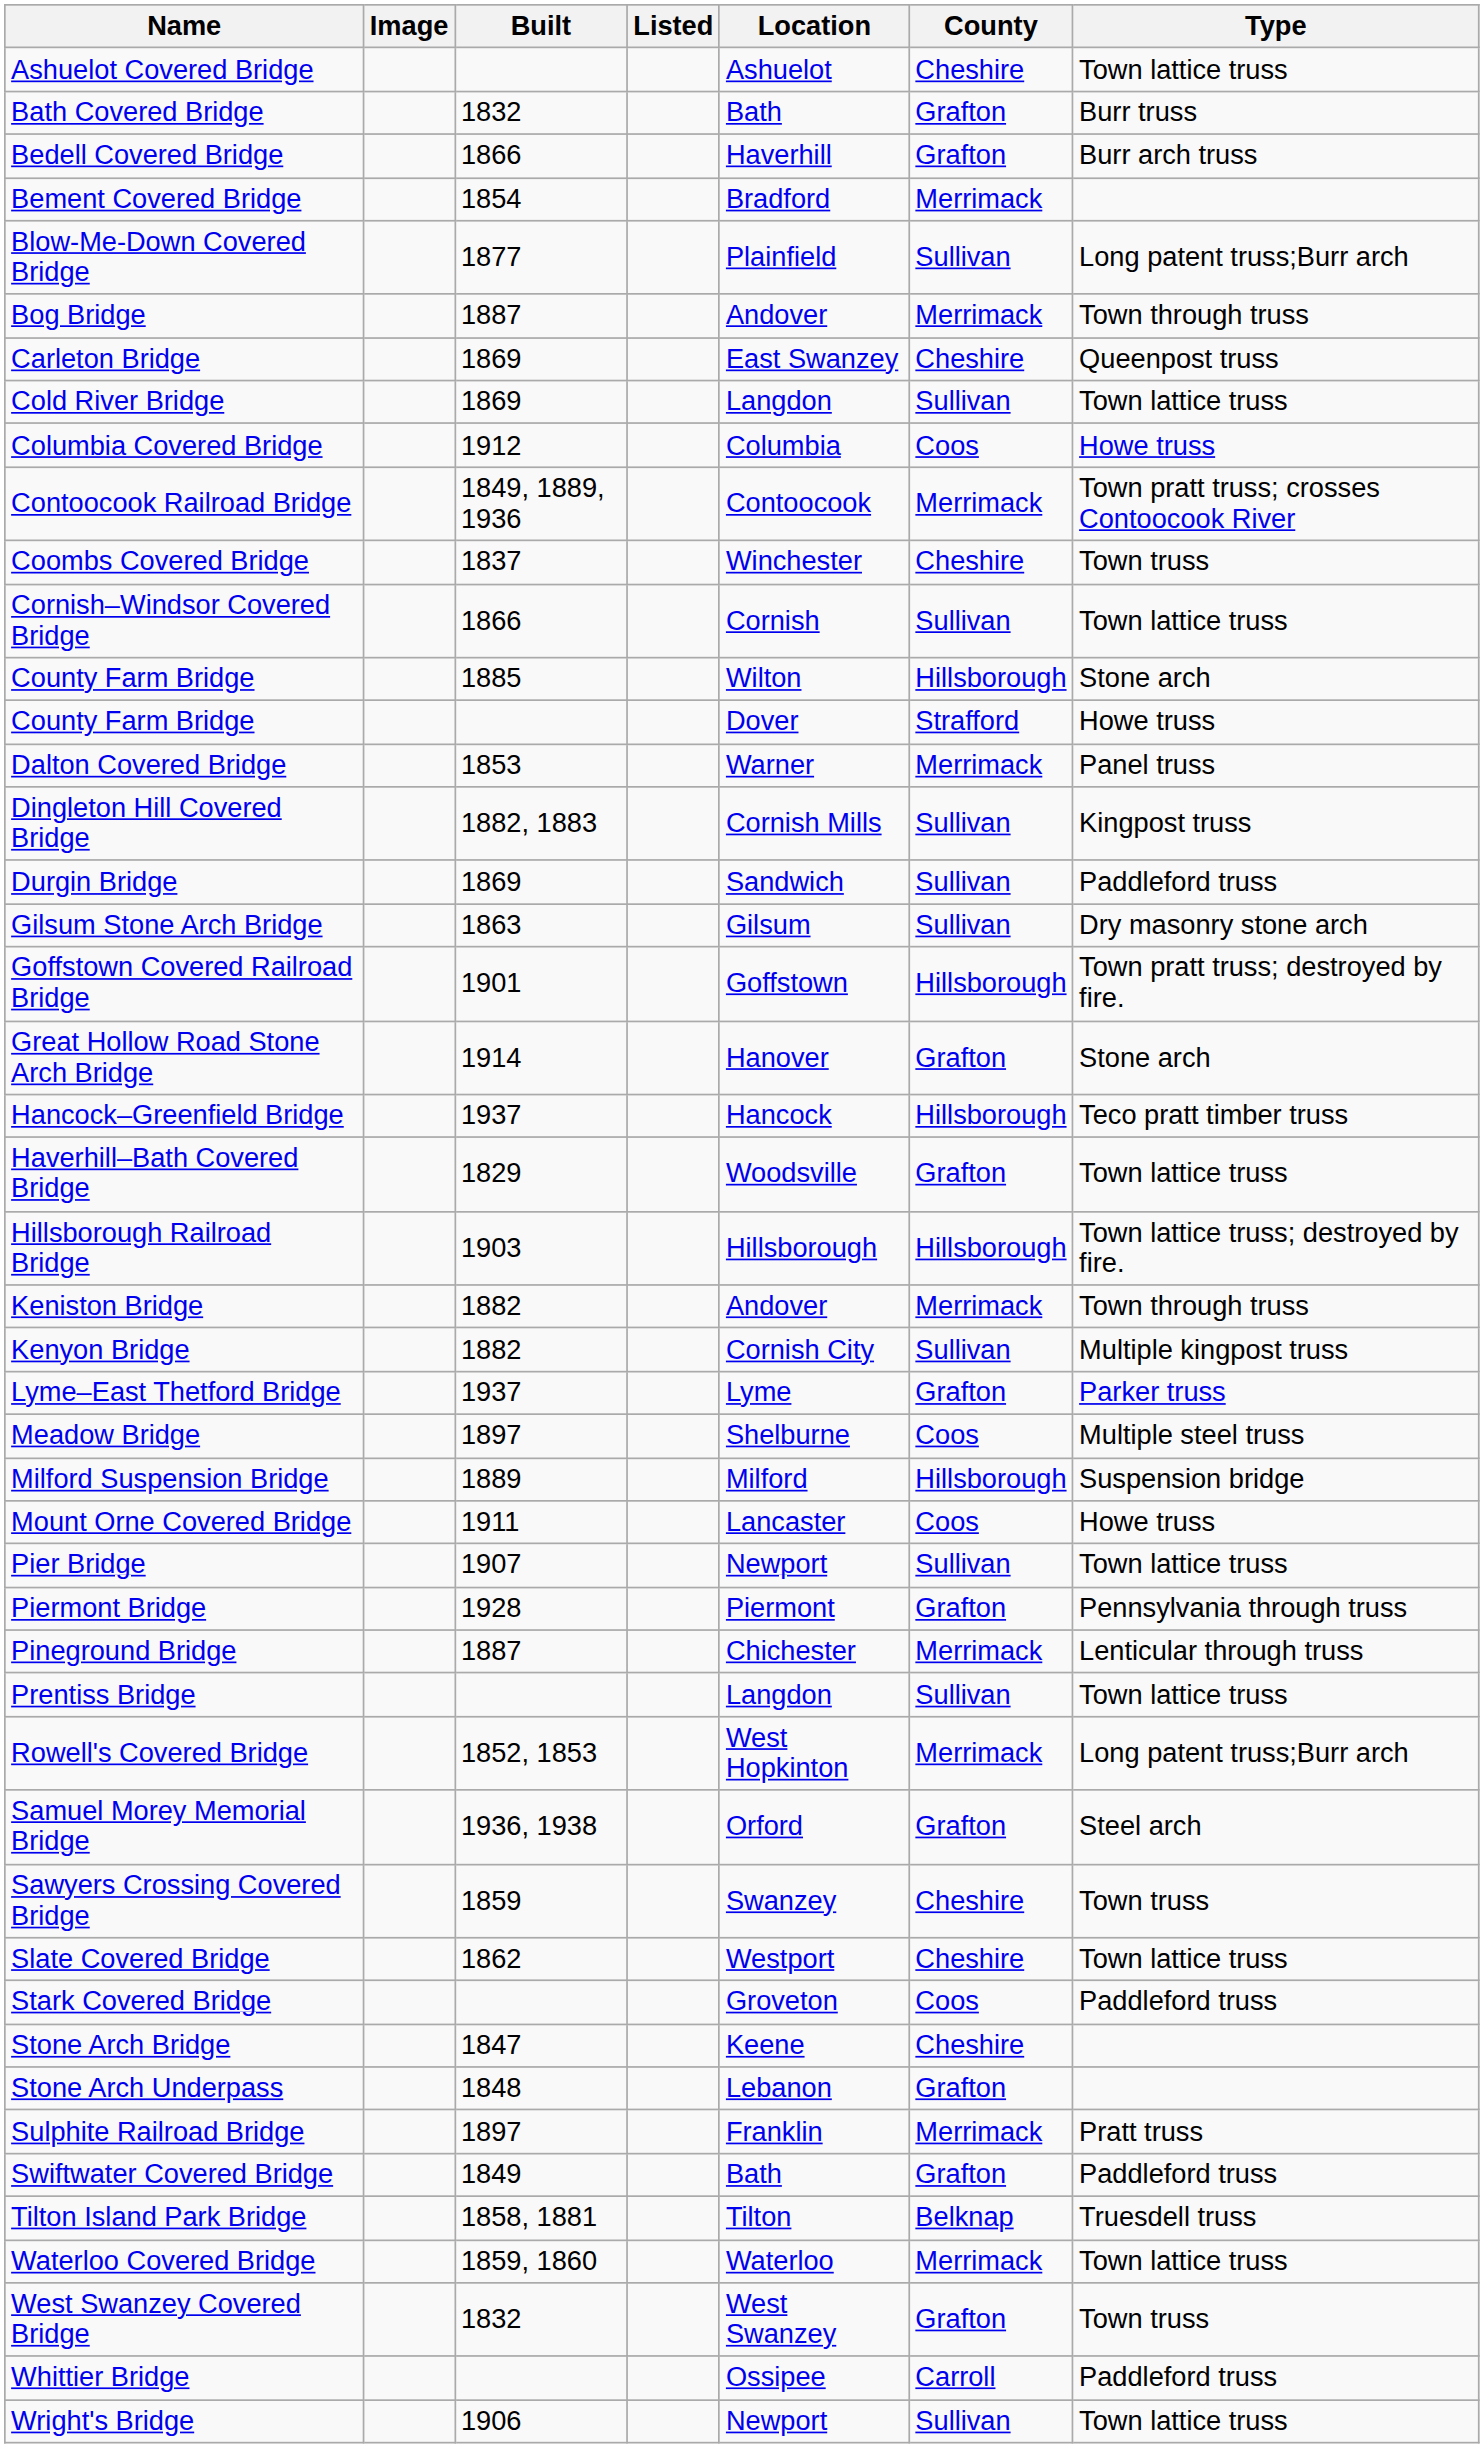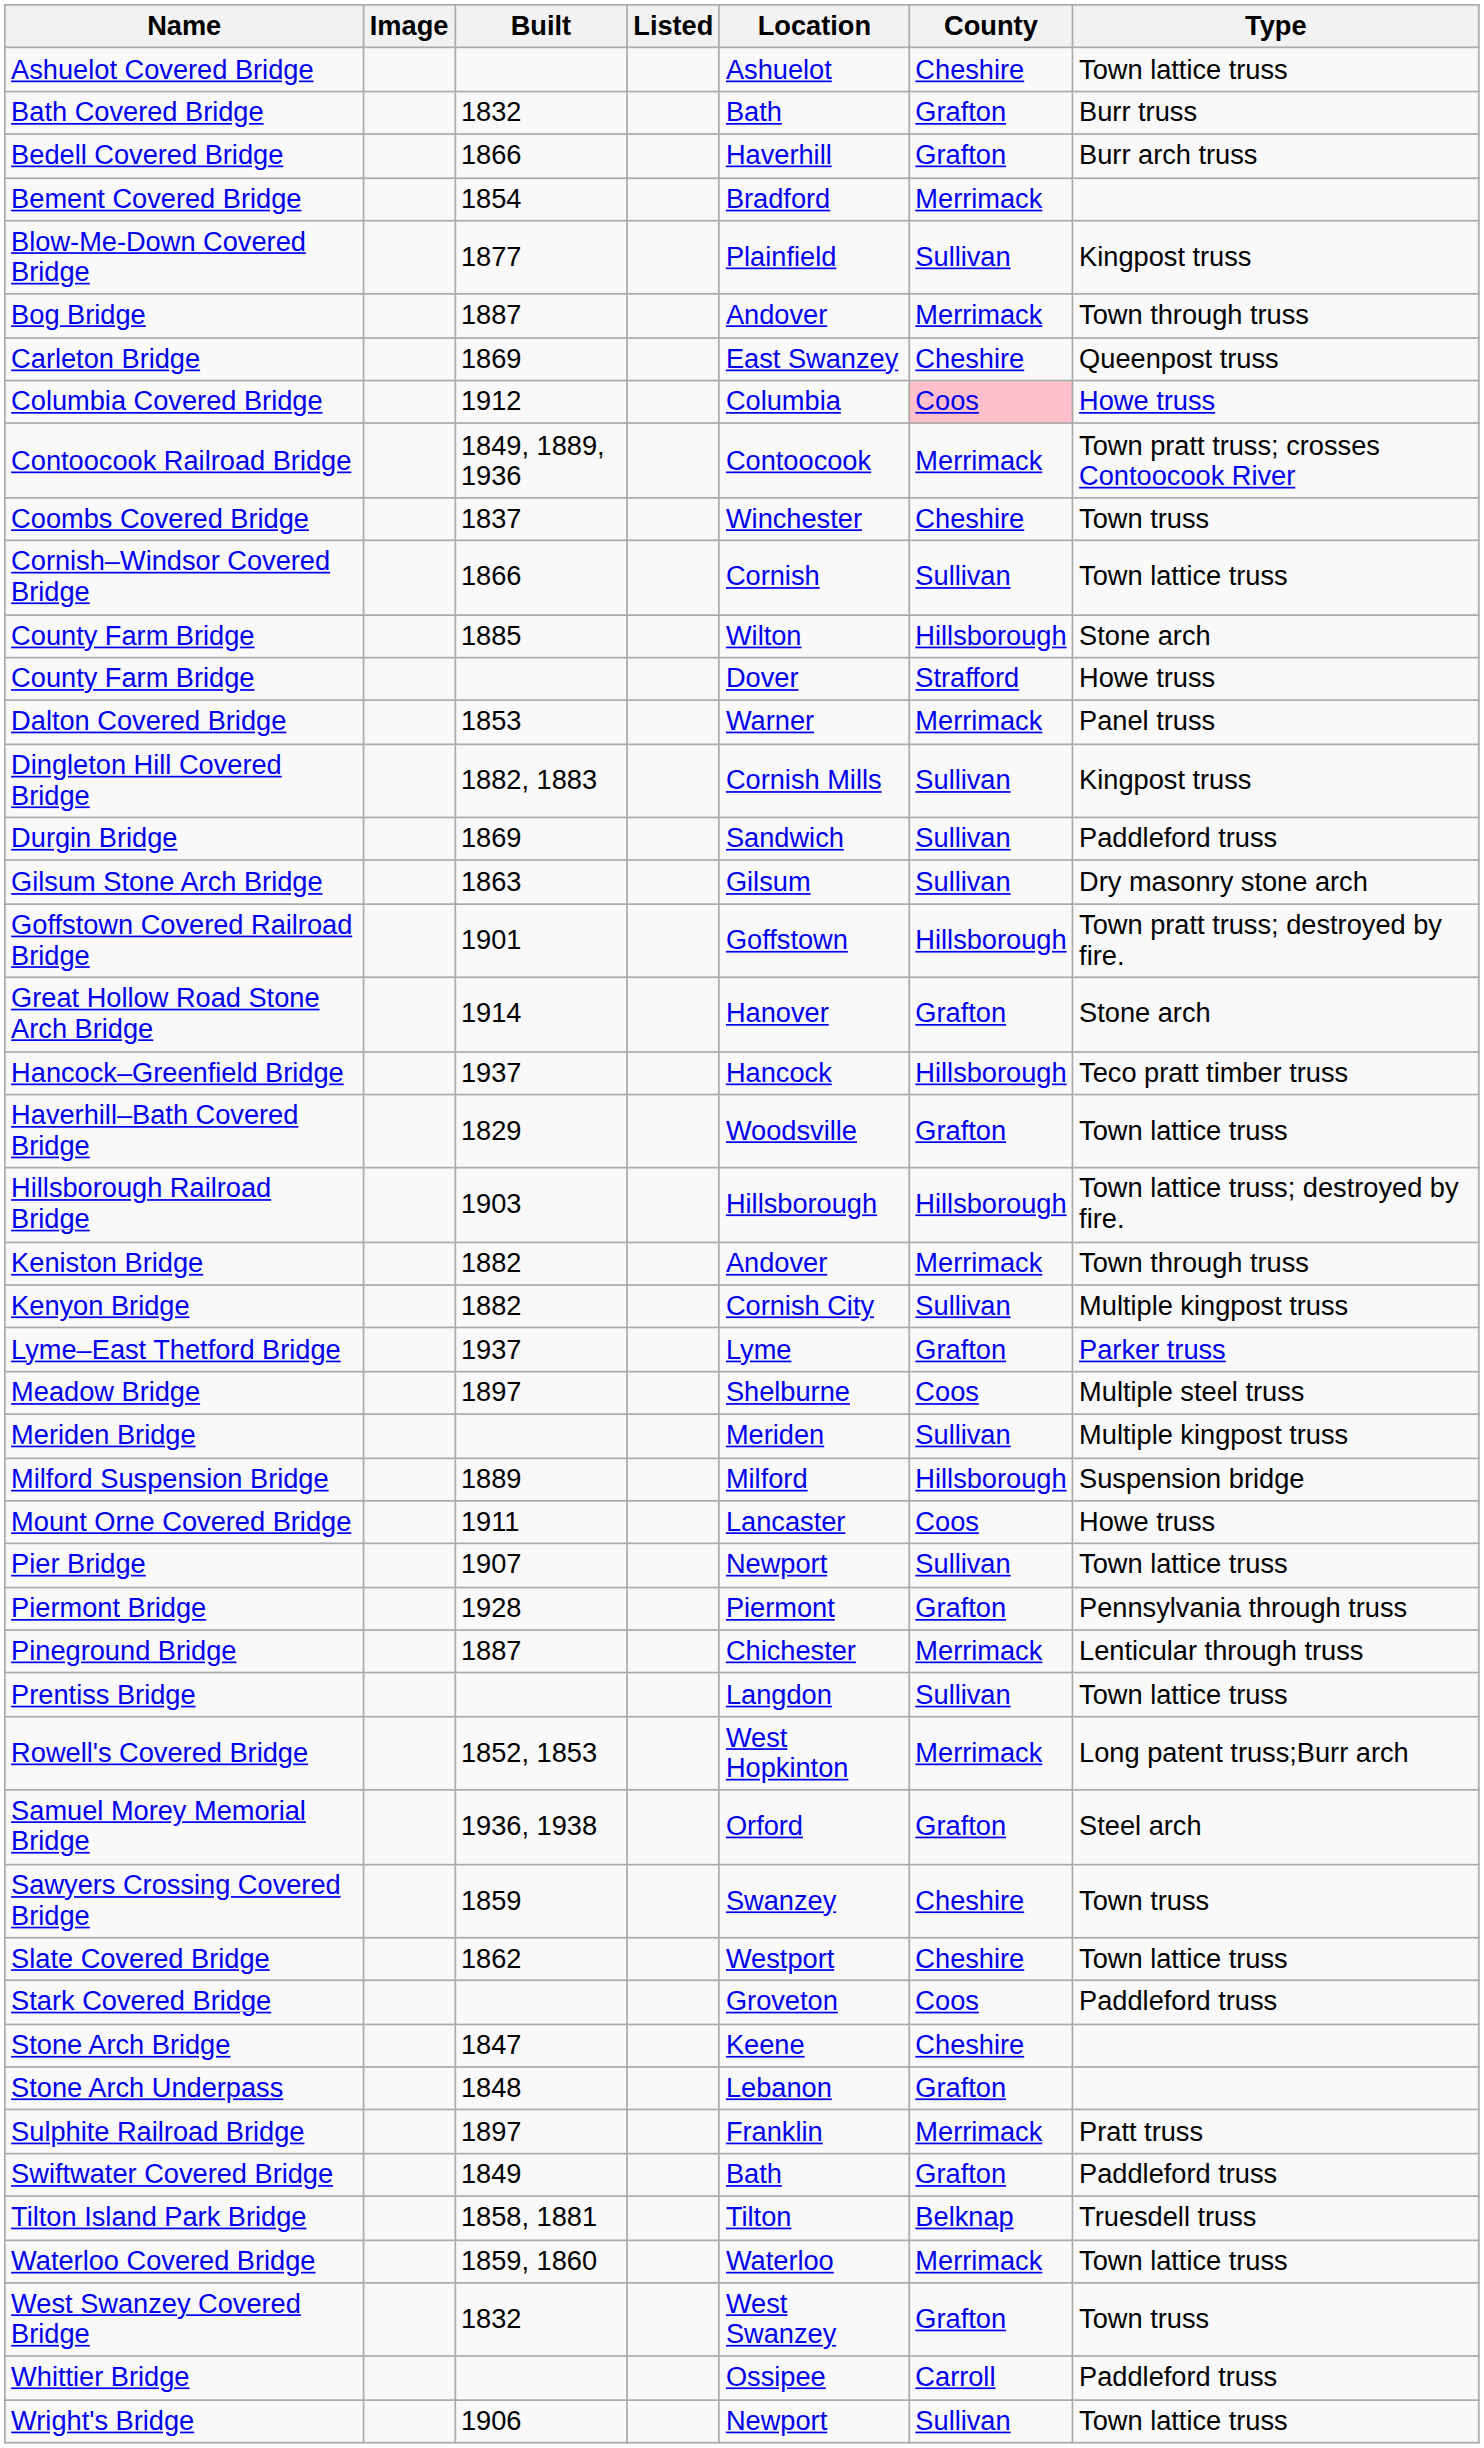(1244, 257) Long patent truss;Burr arch -> (1165, 257) Kingpost truss
- row: (118, 401)
(947, 444) no background -> (947, 401) pink background
+ row: (103, 1435)
